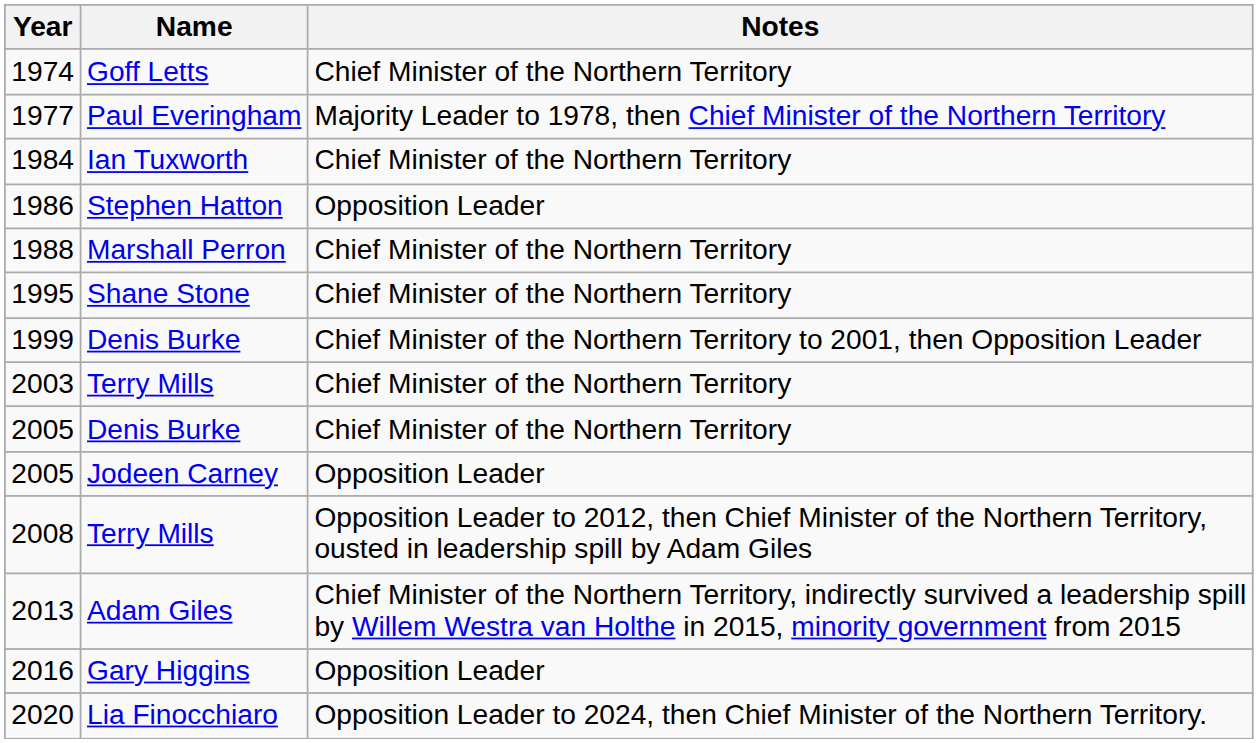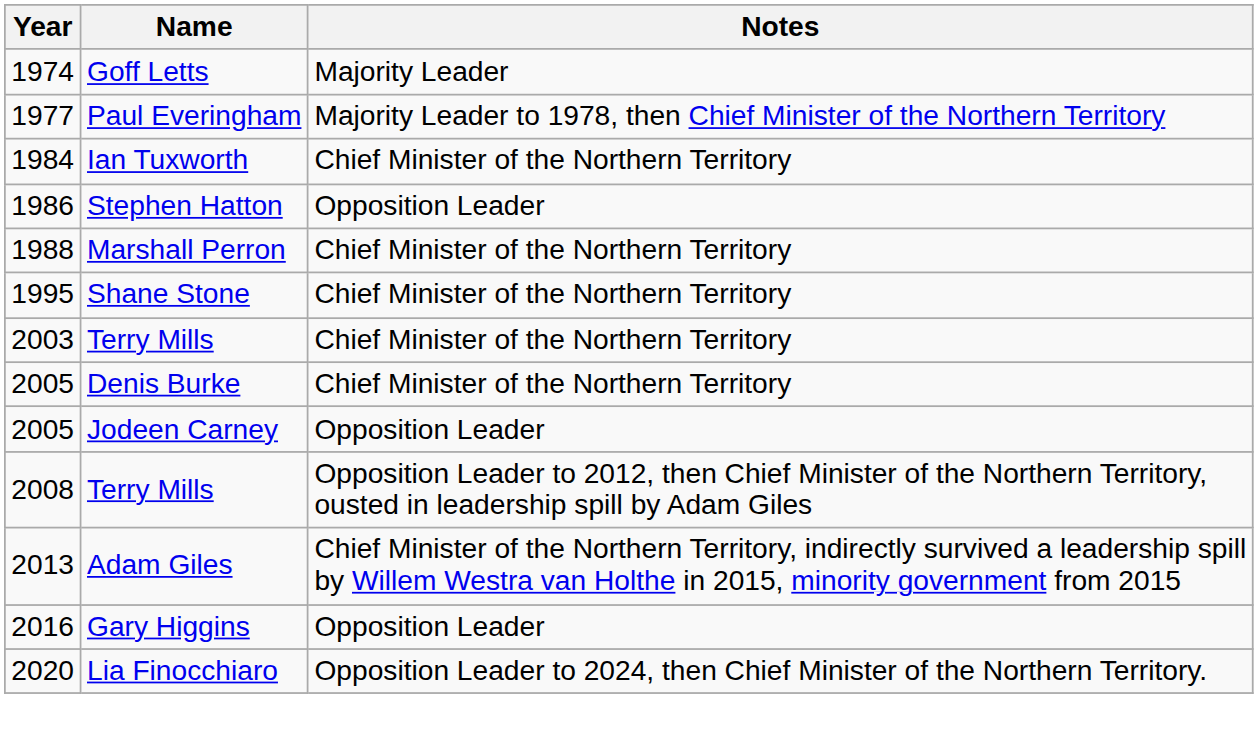(553, 71) Chief Minister of the Northern Territory -> (411, 71) Majority Leader
- row: (43, 339)
